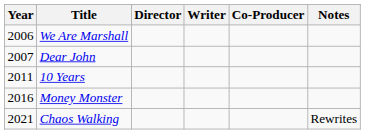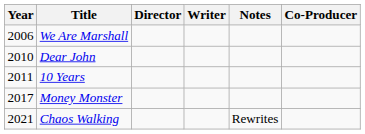columns swapped: (268, 14) <-> (334, 14)
(21, 56) 2007 -> (21, 56) 2010
(21, 98) 2016 -> (21, 98) 2017
